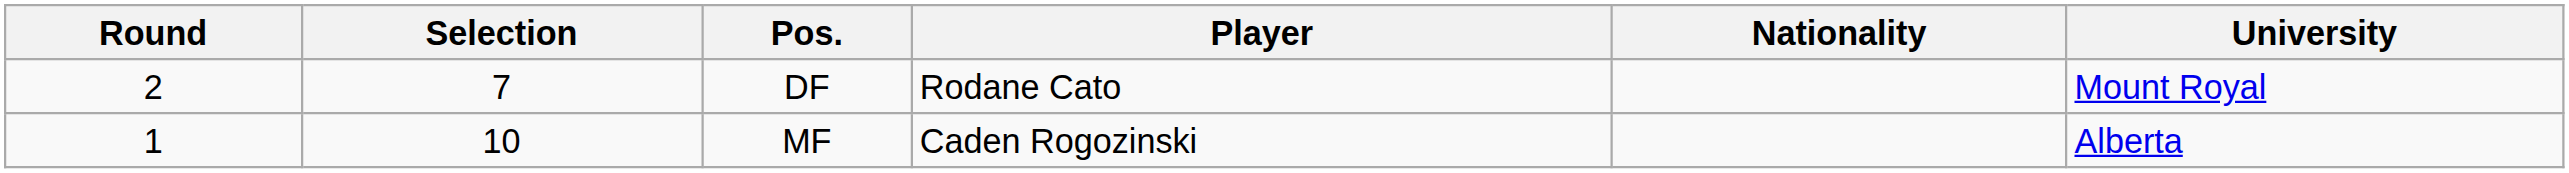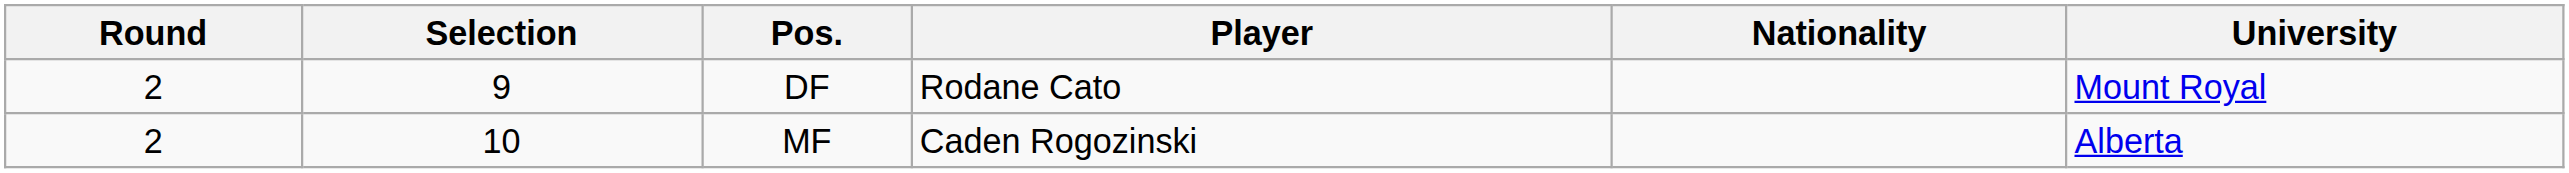(501, 87) 7 -> (501, 87) 9
(153, 141) 1 -> (153, 141) 2
